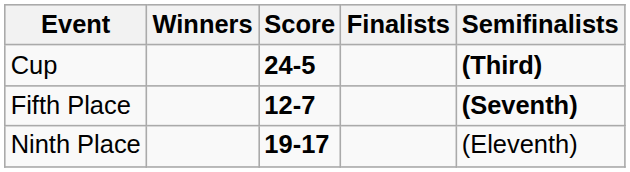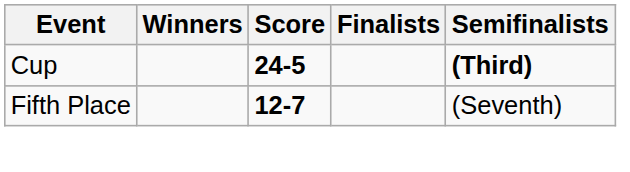(520, 105) bold -> (507, 105) normal
- row: (76, 145)
